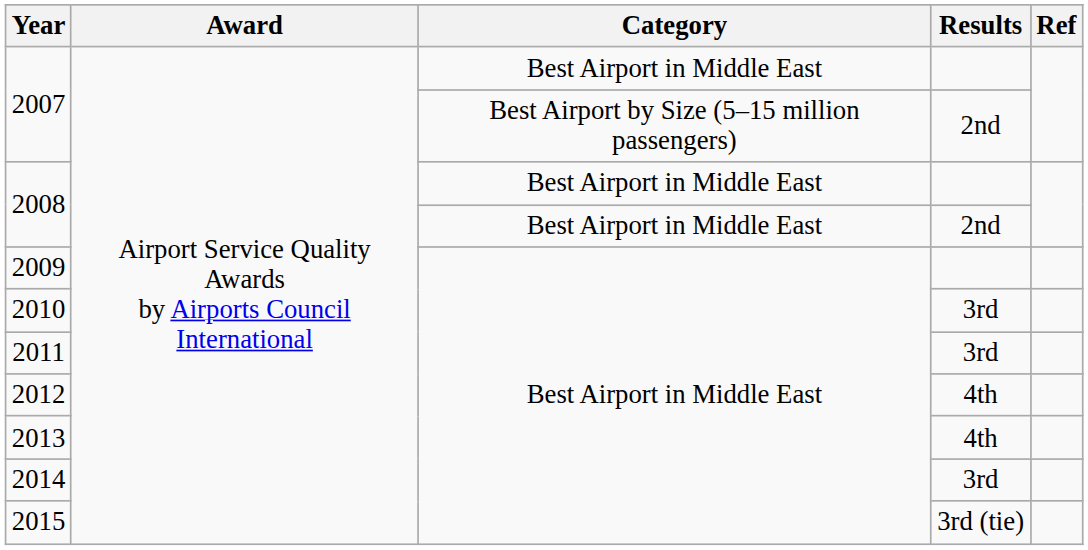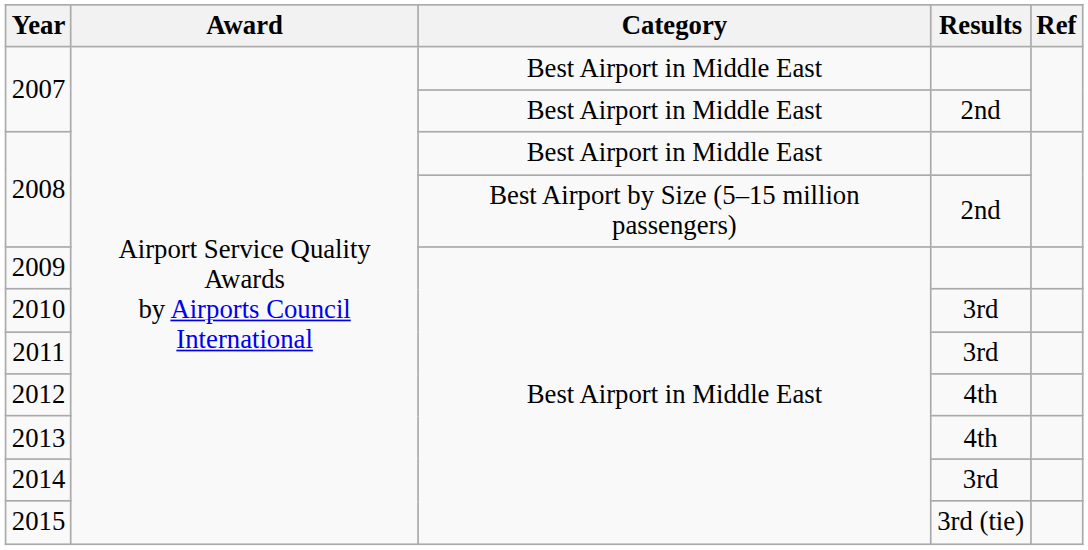(674, 125) Best Airport by Size (5–15 million passengers) -> (674, 110) Best Airport in Middle East
(674, 225) Best Airport in Middle East -> (674, 210) Best Airport by Size (5–15 million passengers)
